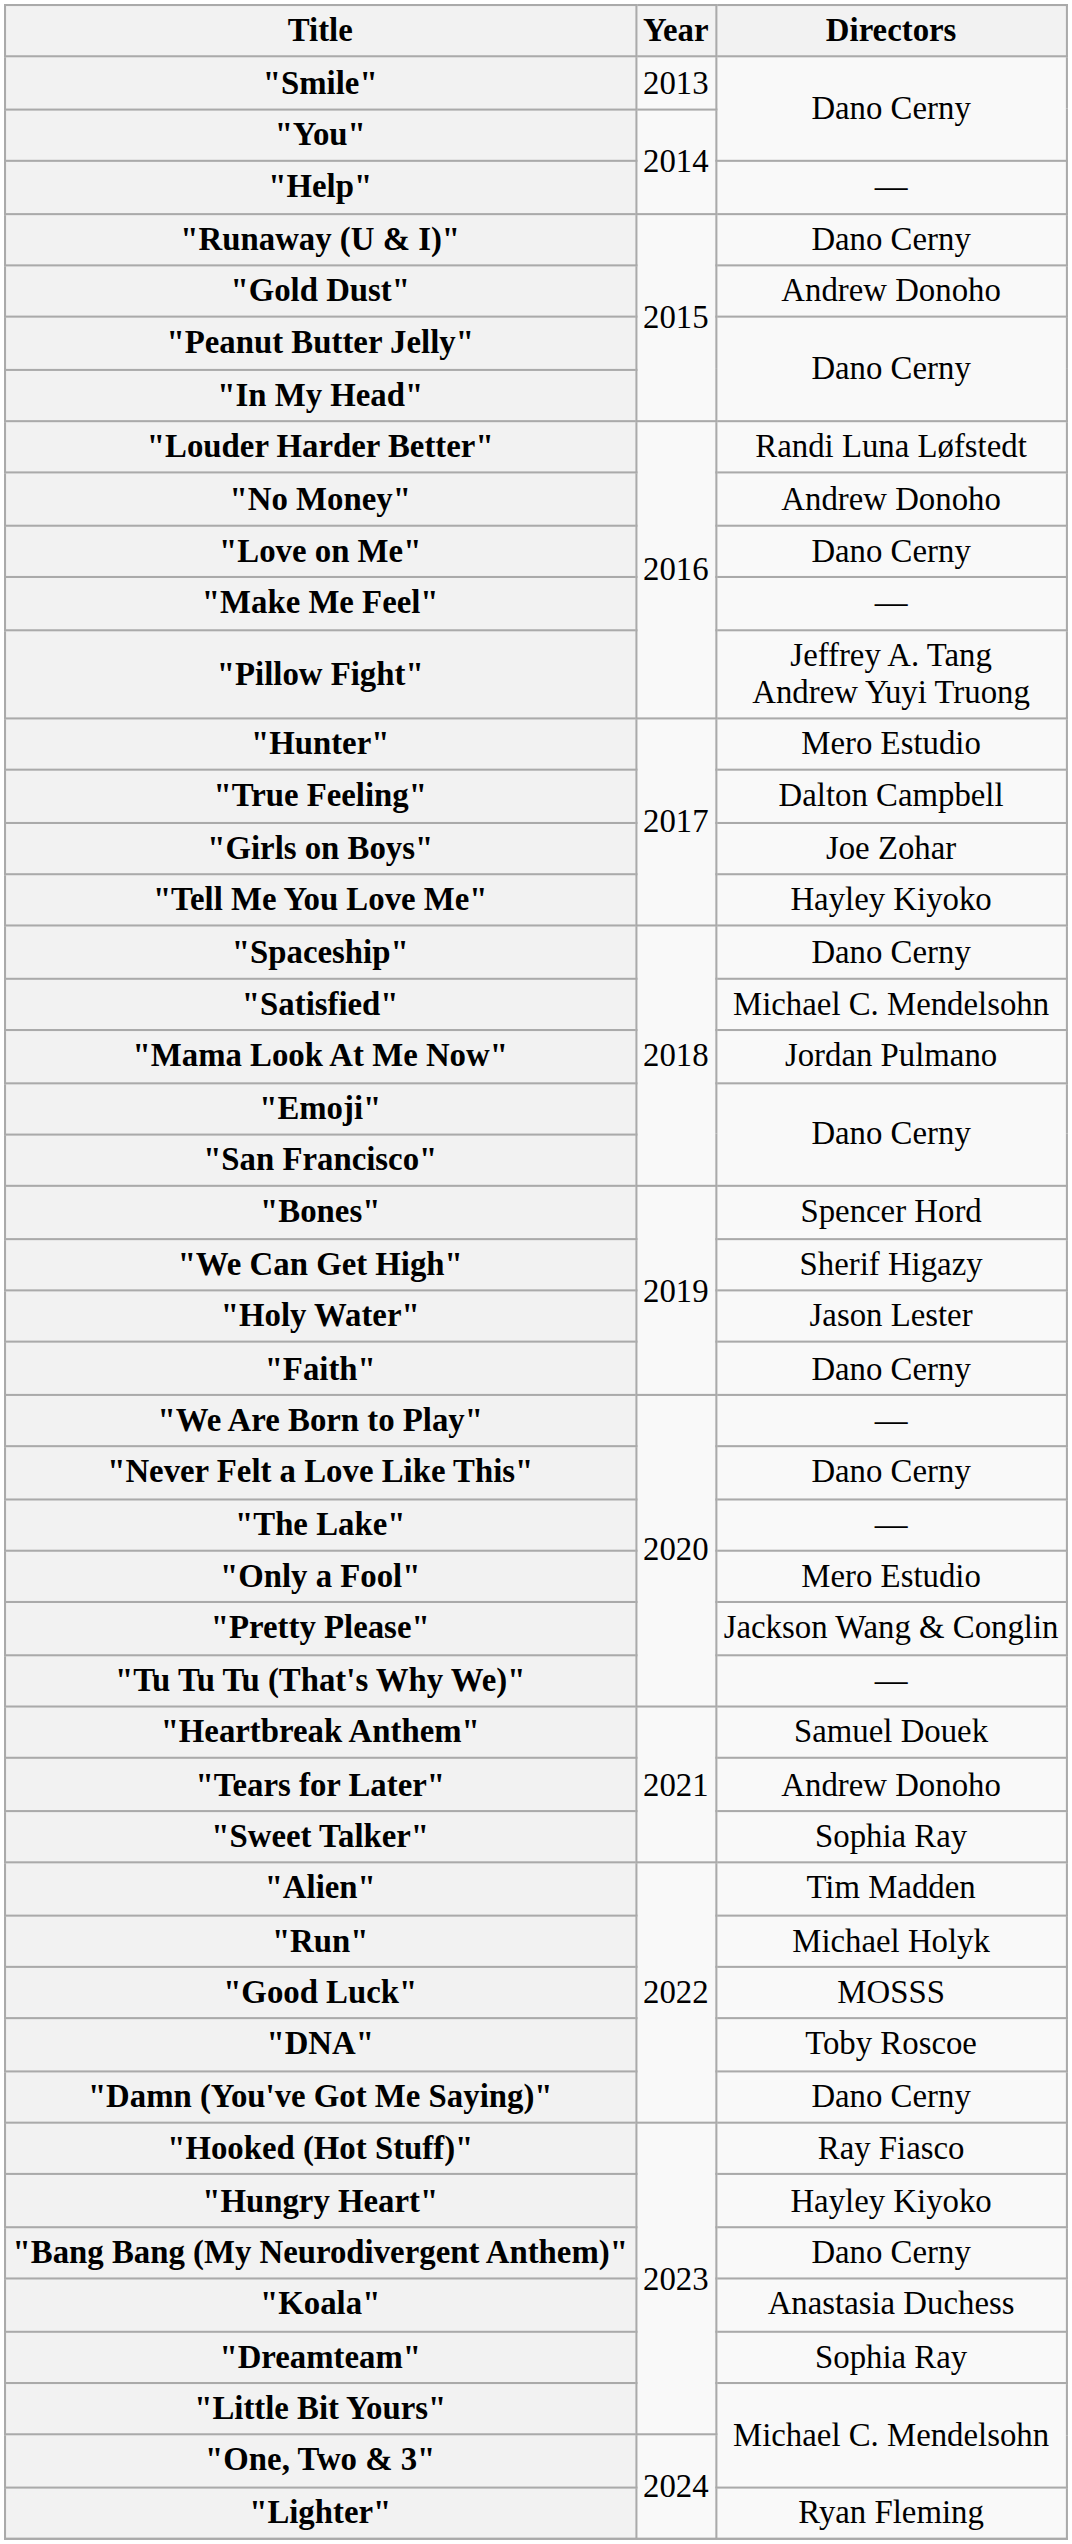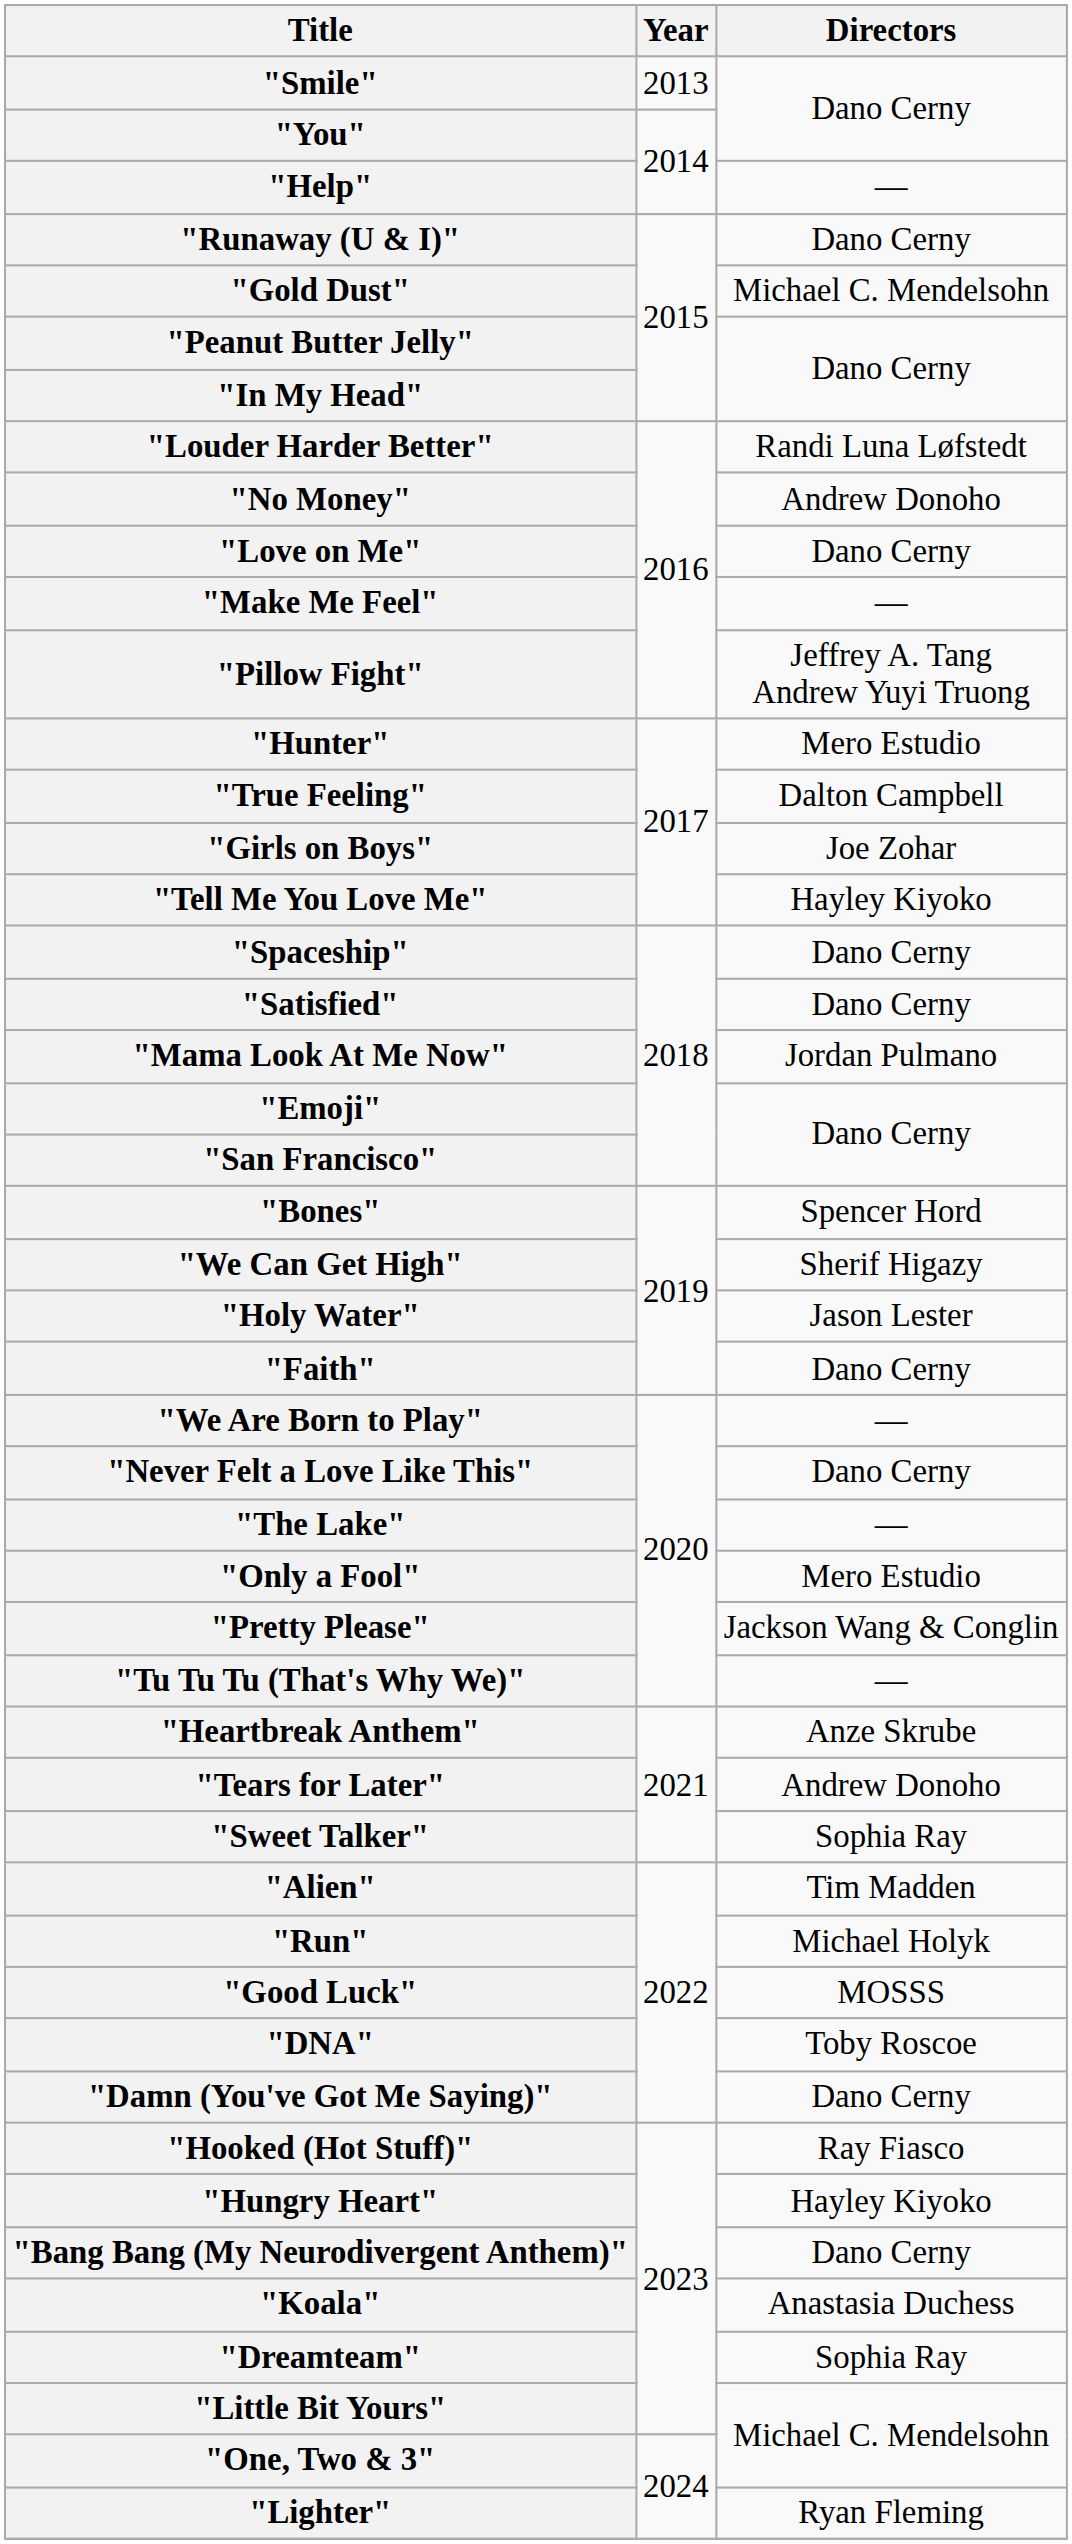(891, 290) Andrew Donoho -> (891, 290) Michael C. Mendelsohn
(891, 1003) Michael C. Mendelsohn -> (891, 1003) Dano Cerny
(891, 1732) Samuel Douek -> (891, 1732) Anze Skrube
